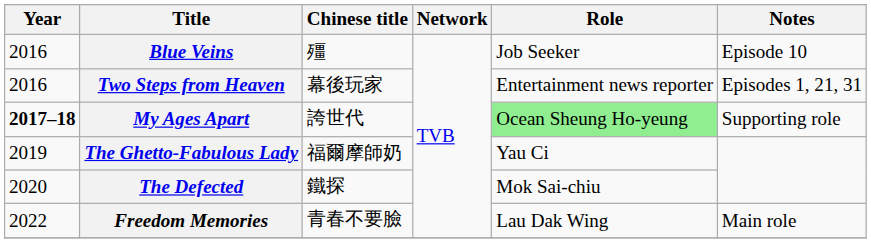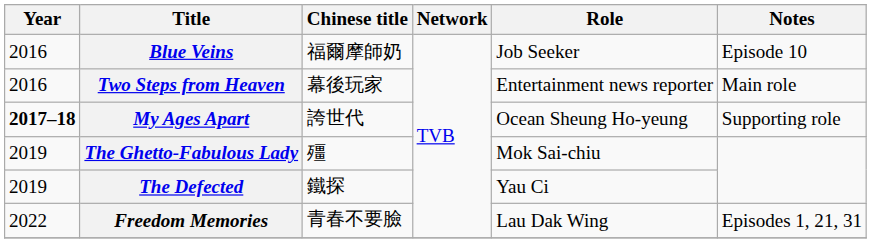(316, 50) 殭 -> (354, 50) 福爾摩師奶
(792, 85) Episodes 1, 21, 31 -> (759, 85) Main role
(592, 119) lightgreen background -> (592, 119) no background
(354, 152) 福爾摩師奶 -> (316, 152) 殭
(523, 152) Yau Ci -> (548, 152) Mok Sai-chiu
(28, 186) 2020 -> (28, 186) 2019
(548, 186) Mok Sai-chiu -> (523, 186) Yau Ci
(759, 220) Main role -> (792, 220) Episodes 1, 21, 31
